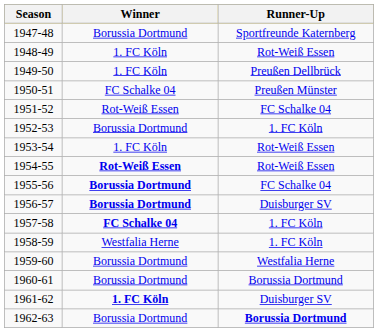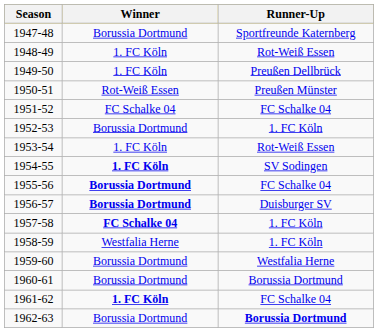(140, 90) FC Schalke 04 -> (140, 90) Rot-Weiß Essen
(140, 109) Rot-Weiß Essen -> (140, 109) FC Schalke 04
(140, 166) Rot-Weiß Essen -> (140, 166) 1. FC Köln
(296, 166) Rot-Weiß Essen -> (296, 166) SV Sodingen
(296, 299) Duisburger SV -> (296, 299) FC Schalke 04
